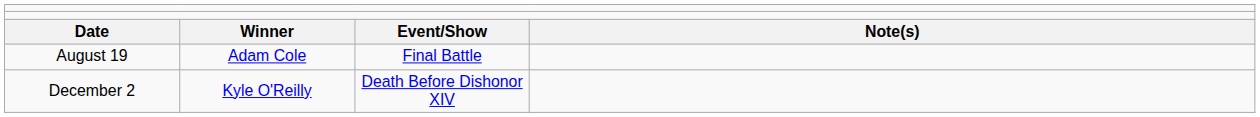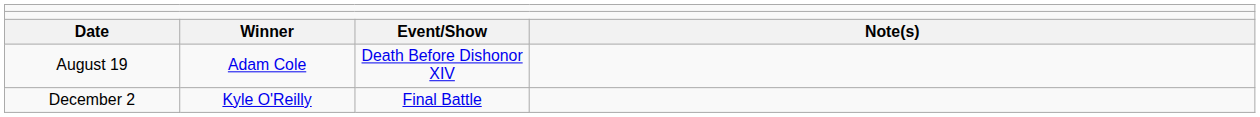(442, 56) Final Battle -> (442, 65) Death Before Dishonor XIV
(442, 90) Death Before Dishonor XIV -> (442, 99) Final Battle
